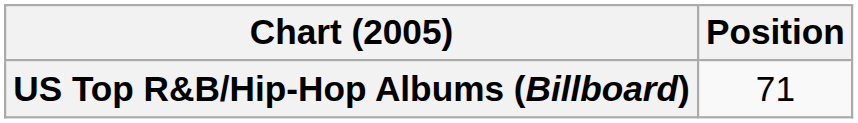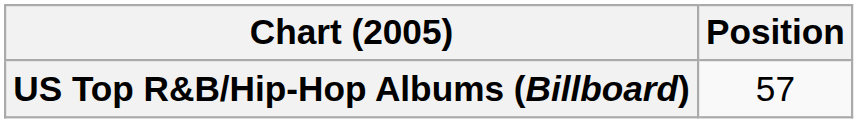(775, 88) 71 -> (775, 88) 57
